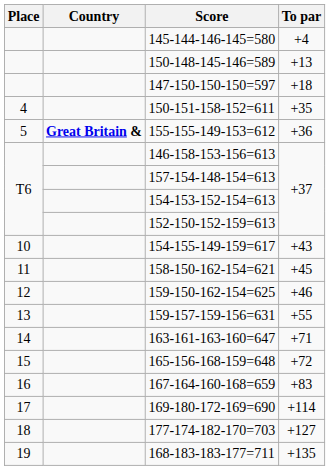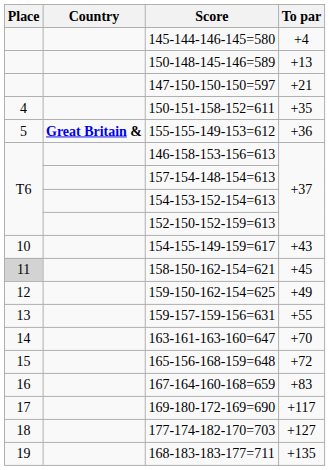(301, 85) +18 -> (301, 85) +21
(24, 269) no background -> (24, 269) lightgrey background
(301, 292) +46 -> (301, 292) +49
(301, 339) +71 -> (301, 339) +70
(301, 408) +114 -> (301, 408) +117
